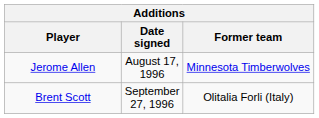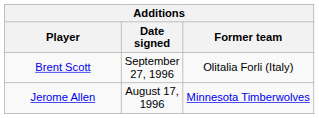rows swapped: (63, 67) <-> (63, 98)
